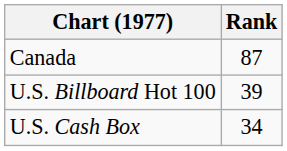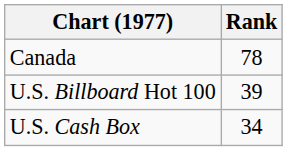(252, 57) 87 -> (252, 57) 78
